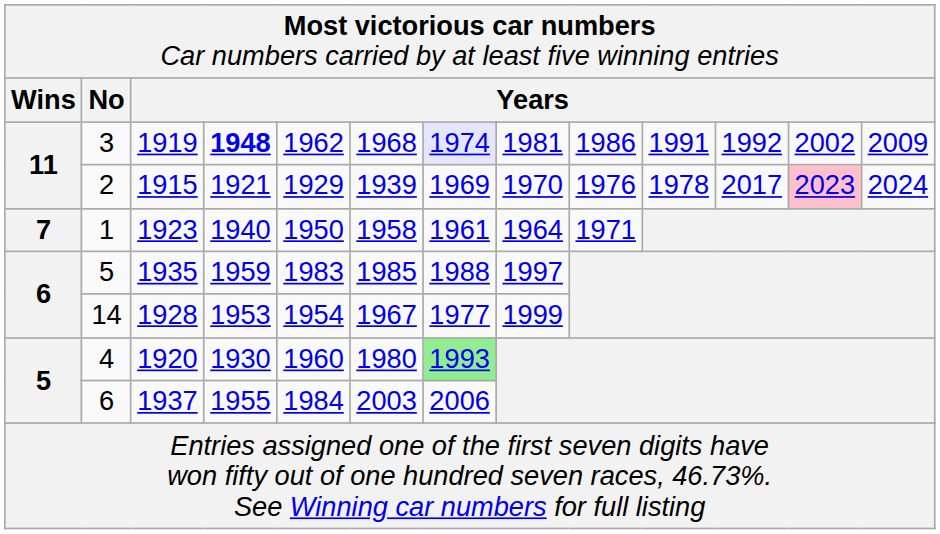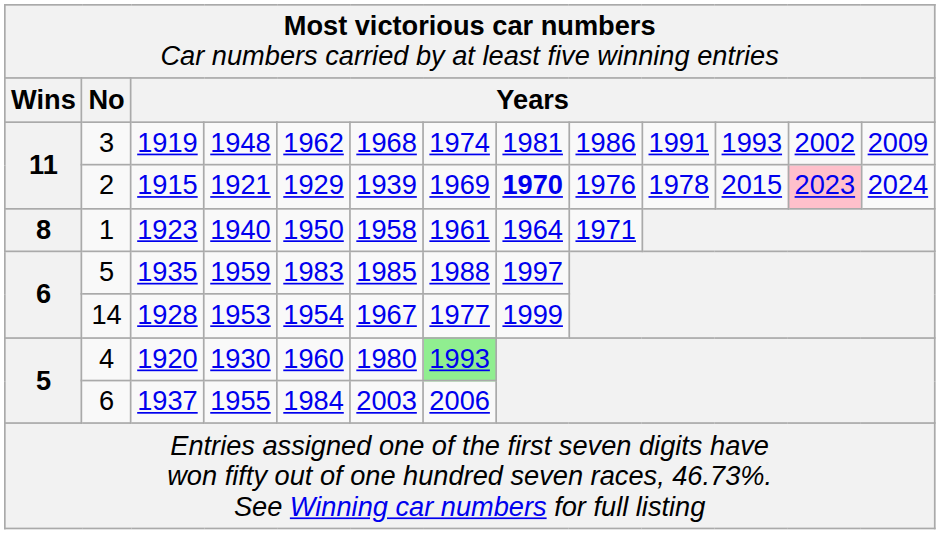(240, 142) bold -> (240, 142) normal
(460, 142) lavender background -> (460, 142) no background
(752, 142) 1992 -> (752, 142) 1993
(533, 186) normal -> (533, 186) bold
(752, 186) 2017 -> (752, 186) 2015
(43, 229) 7 -> (43, 229) 8
